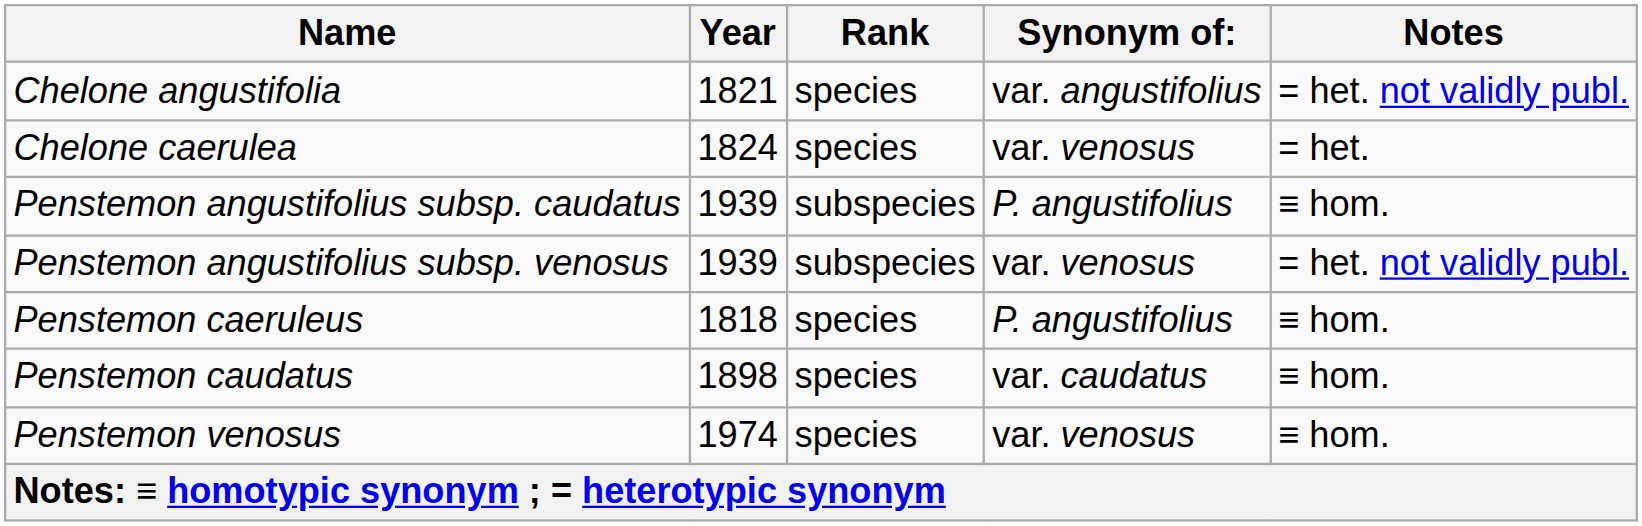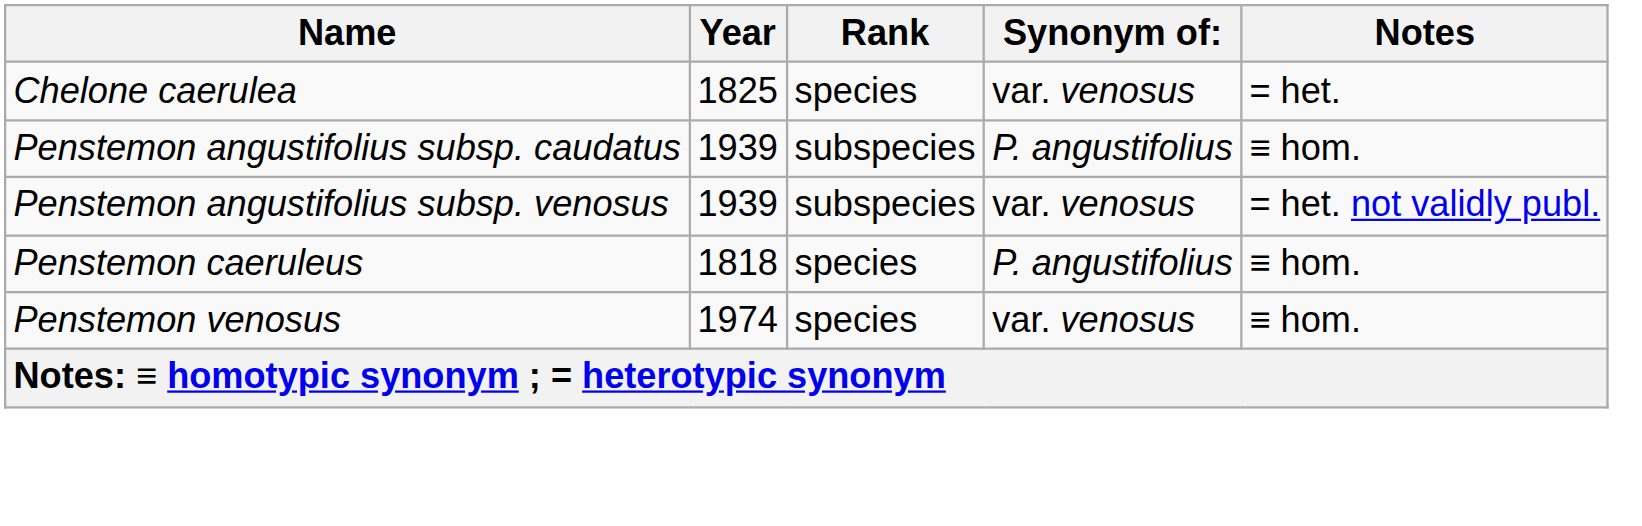- row: (177, 90)
(738, 147) 1824 -> (738, 90) 1825
- row: (183, 377)
